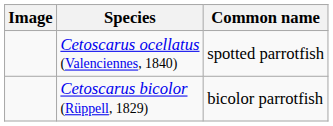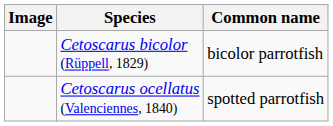rows swapped: (124, 98) <-> (130, 53)
